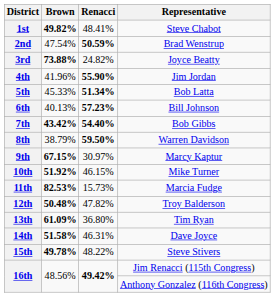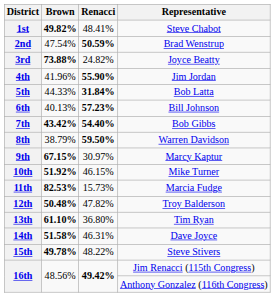(60, 92) 45.33% -> (60, 92) 44.33%
(98, 92) 51.34% -> (98, 92) 31.84%
(60, 220) 61.09% -> (60, 220) 61.10%
